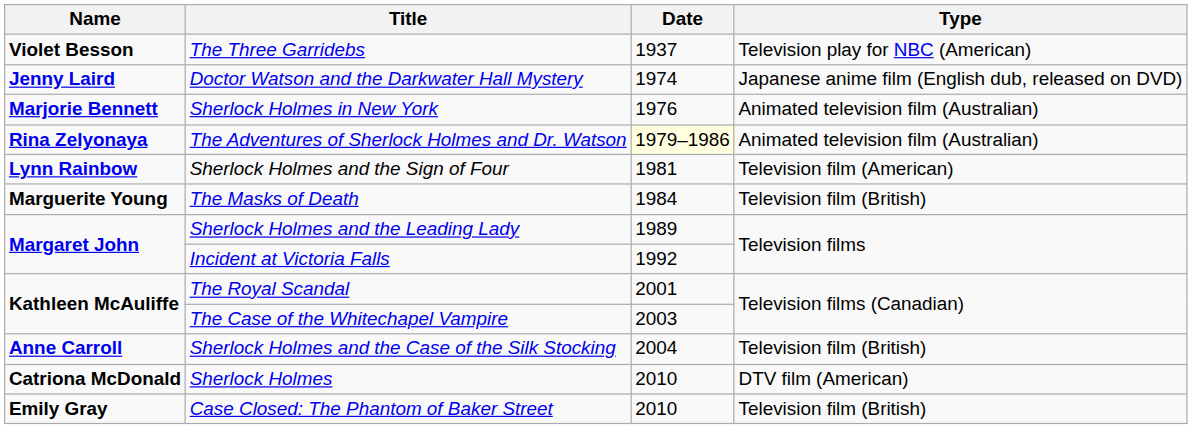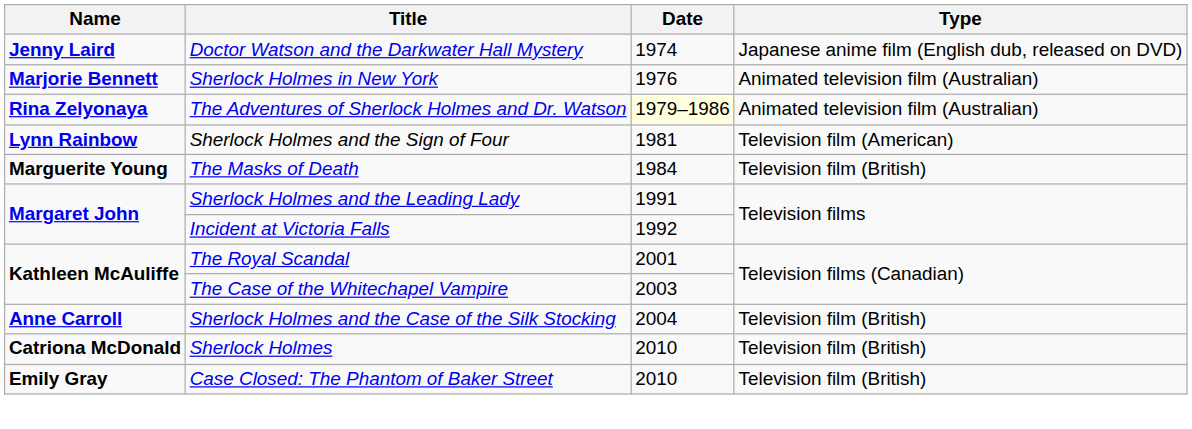- row: (277, 49)
(656, 229) 1989 -> (656, 199) 1991
(823, 378) DTV film (American) -> (832, 348) Television film (British)
